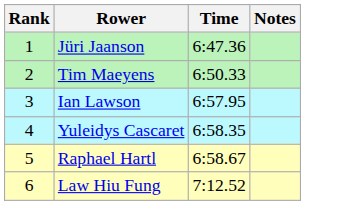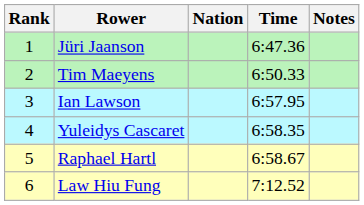+ column: (218, 18)
